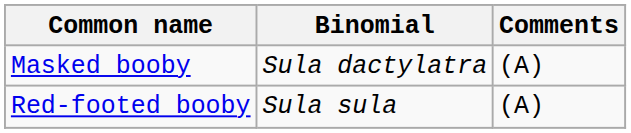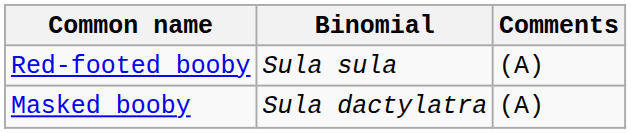rows swapped: (101, 66) <-> (131, 107)
